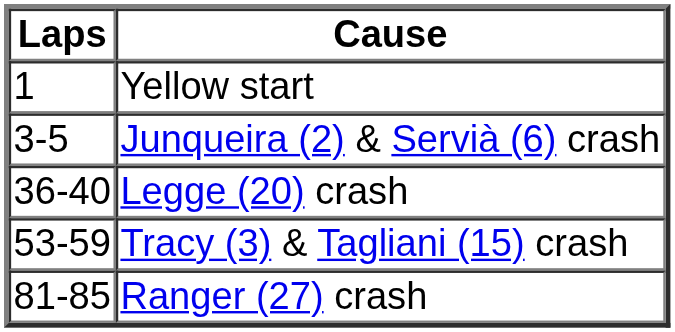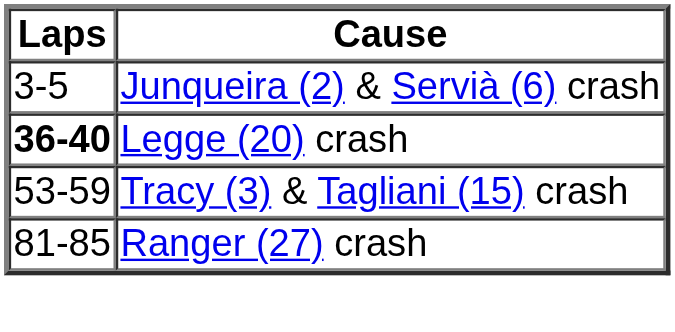- row: (217, 86)
(62, 191) normal -> (62, 138) bold
